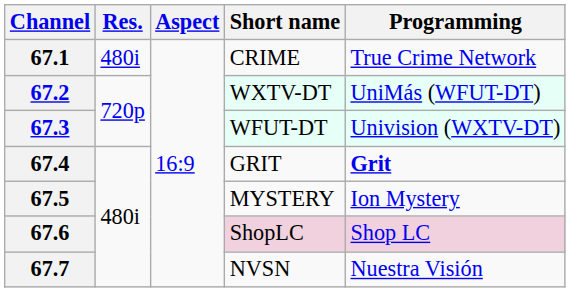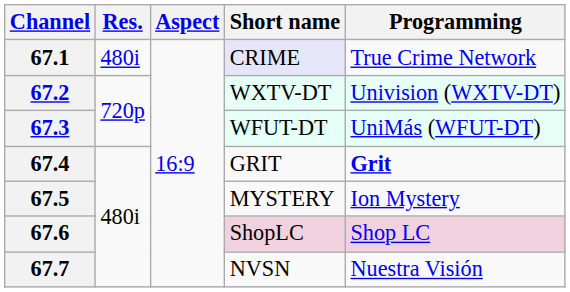(265, 57) no background -> (265, 57) lavender background
(446, 92) UniMás (WFUT-DT) -> (455, 92) Univision (WXTV-DT)
(455, 127) Univision (WXTV-DT) -> (446, 127) UniMás (WFUT-DT)
